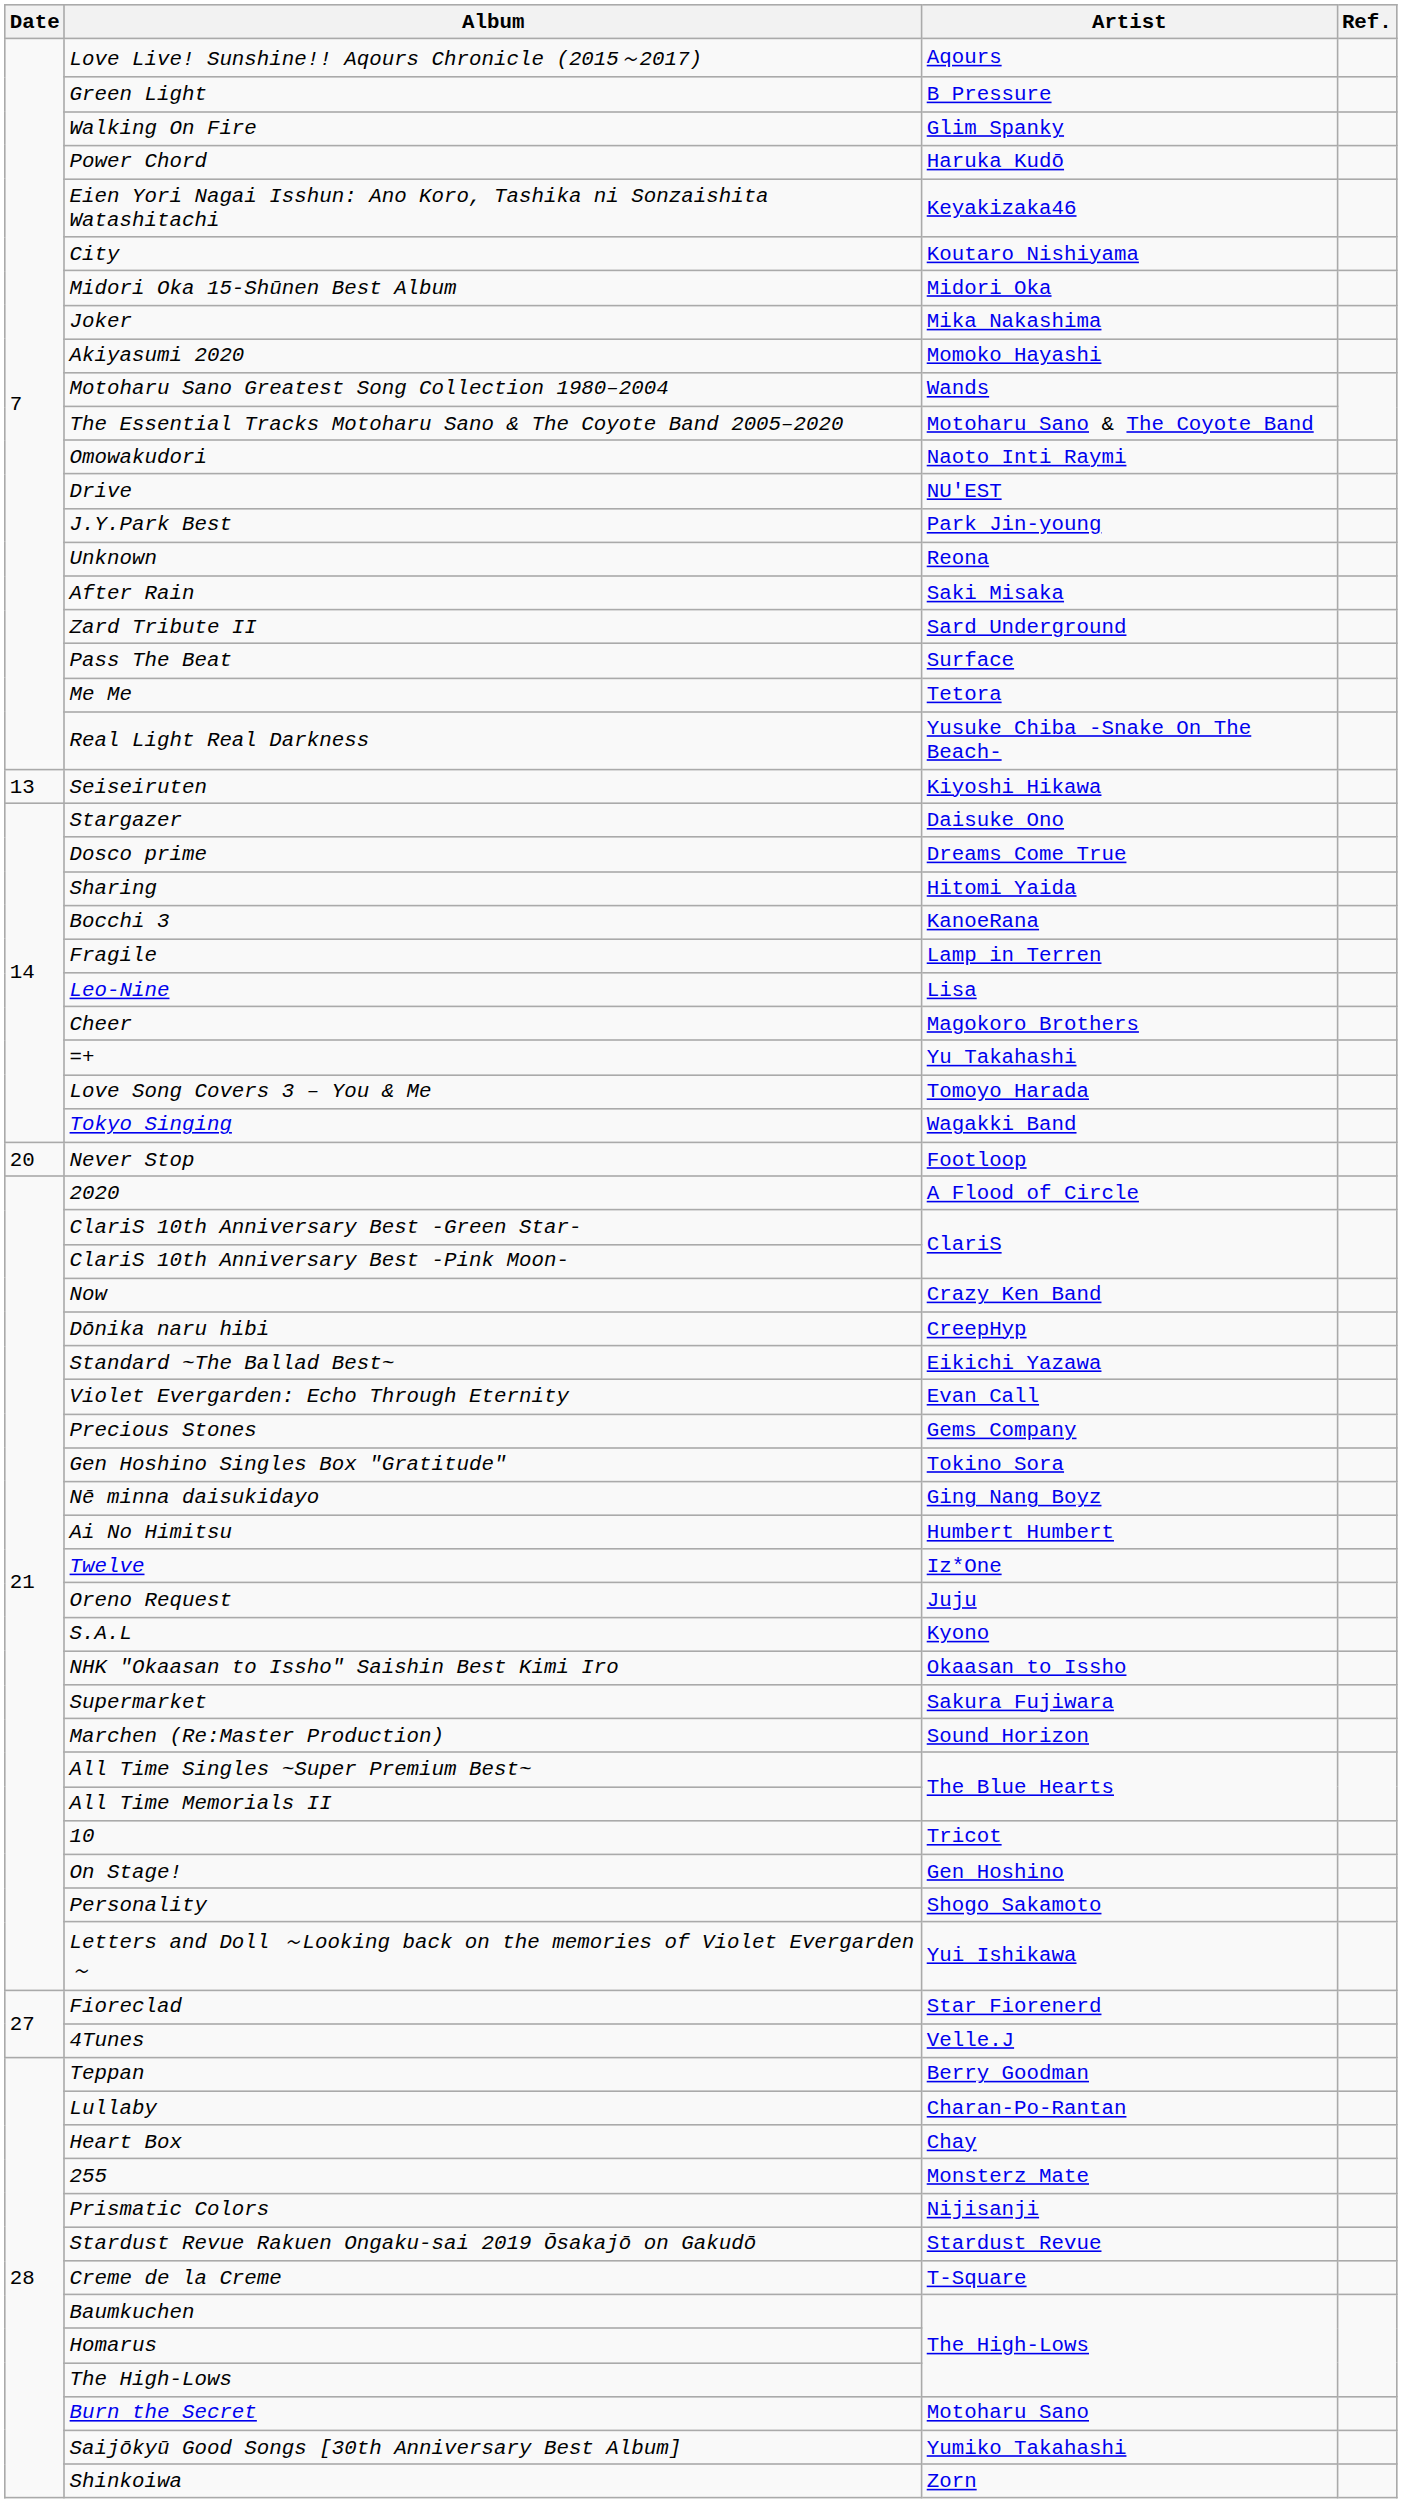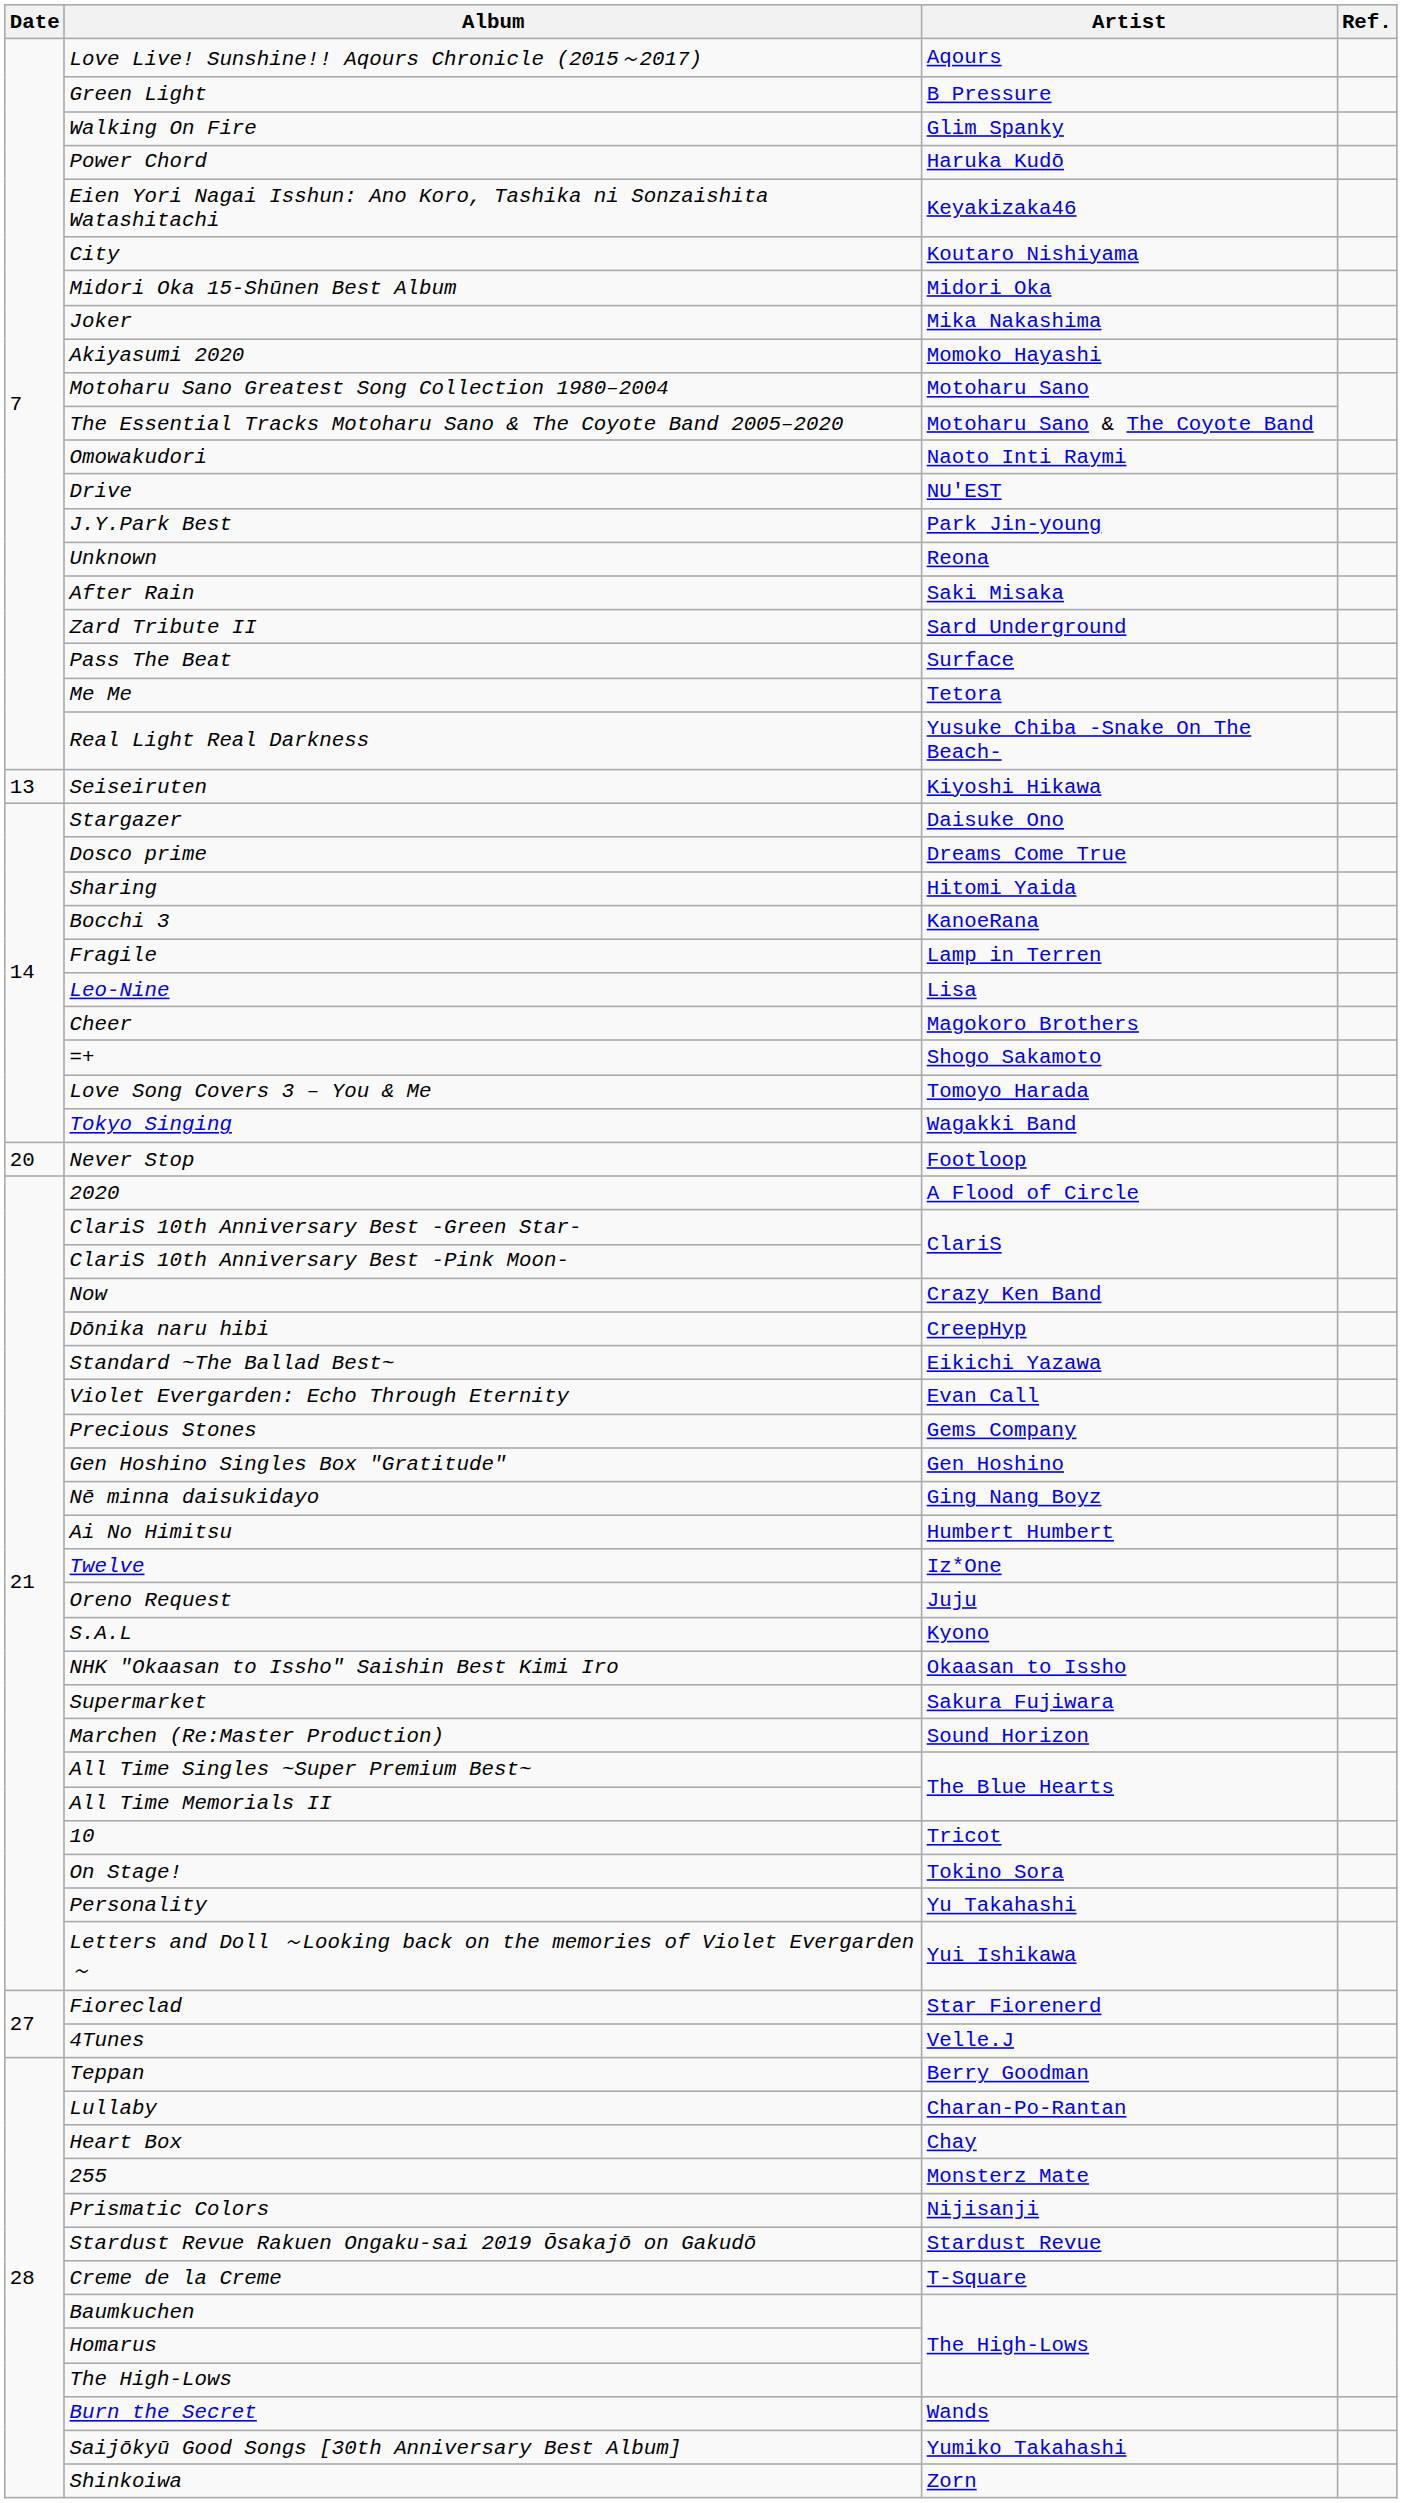(958, 390) Wands -> (1008, 390) Motoharu Sano
(1002, 1058) Yu Takahashi -> (1014, 1058) Shogo Sakamoto
(995, 1464) Tokino Sora -> (995, 1464) Gen Hoshino
(995, 1871) Gen Hoshino -> (995, 1871) Tokino Sora
(1014, 1905) Shogo Sakamoto -> (1002, 1905) Yu Takahashi
(1008, 2413) Motoharu Sano -> (958, 2413) Wands
